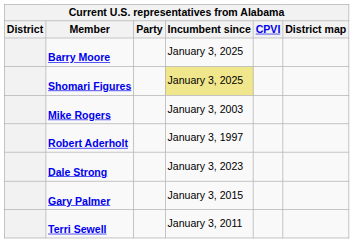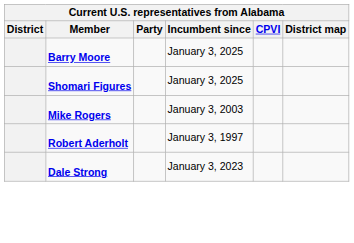(205, 80) khaki background -> (205, 80) no background
- row: (79, 201)
- row: (77, 230)
